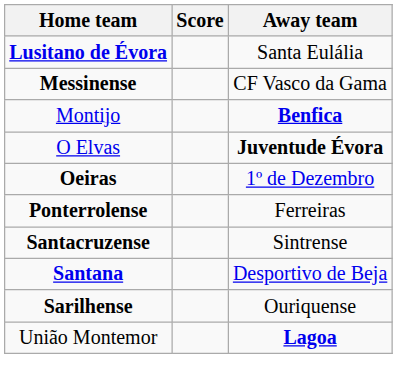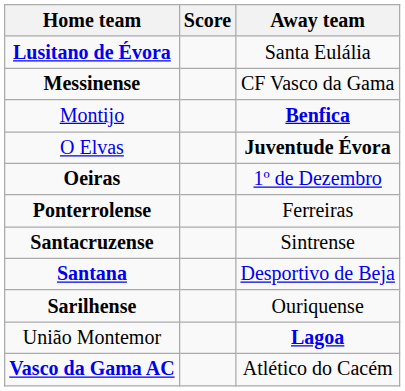+ row: (92, 369)
